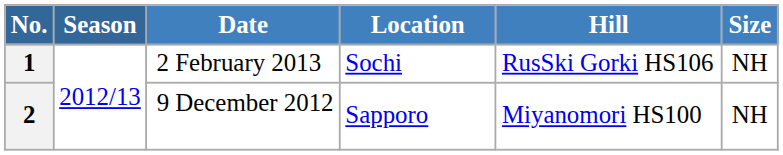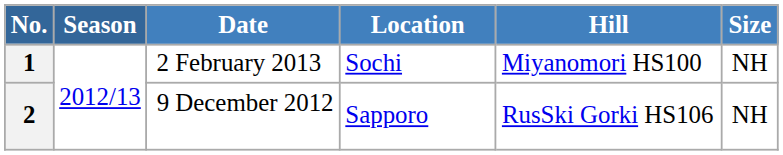(608, 63) RusSki Gorki HS106 -> (602, 63) Miyanomori HS100
(602, 116) Miyanomori HS100 -> (608, 116) RusSki Gorki HS106
